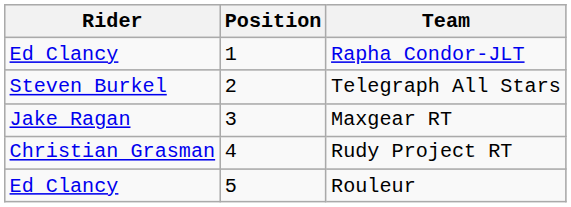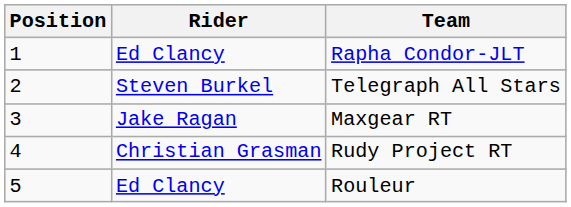columns swapped: (273, 21) <-> (112, 21)
